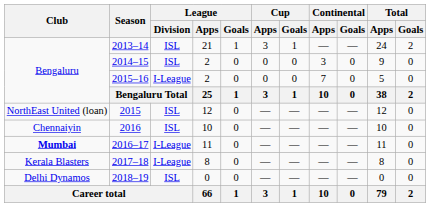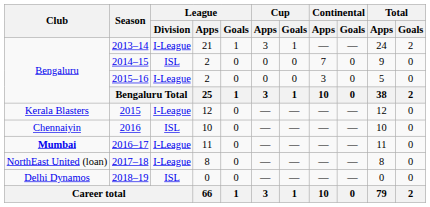(172, 45) ISL -> (172, 45) I-League
(323, 62) 3 -> (323, 62) 7
(323, 78) 7 -> (323, 78) 3
(57, 111) NorthEast United (loan) -> (57, 111) Kerala Blasters
(172, 111) ISL -> (172, 111) I-League
(57, 161) Kerala Blasters -> (57, 161) NorthEast United (loan)
